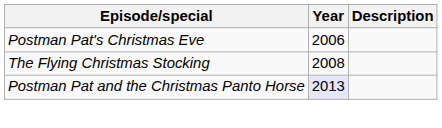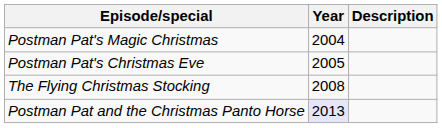+ row: (113, 39)
(328, 39) 2006 -> (328, 63) 2005
